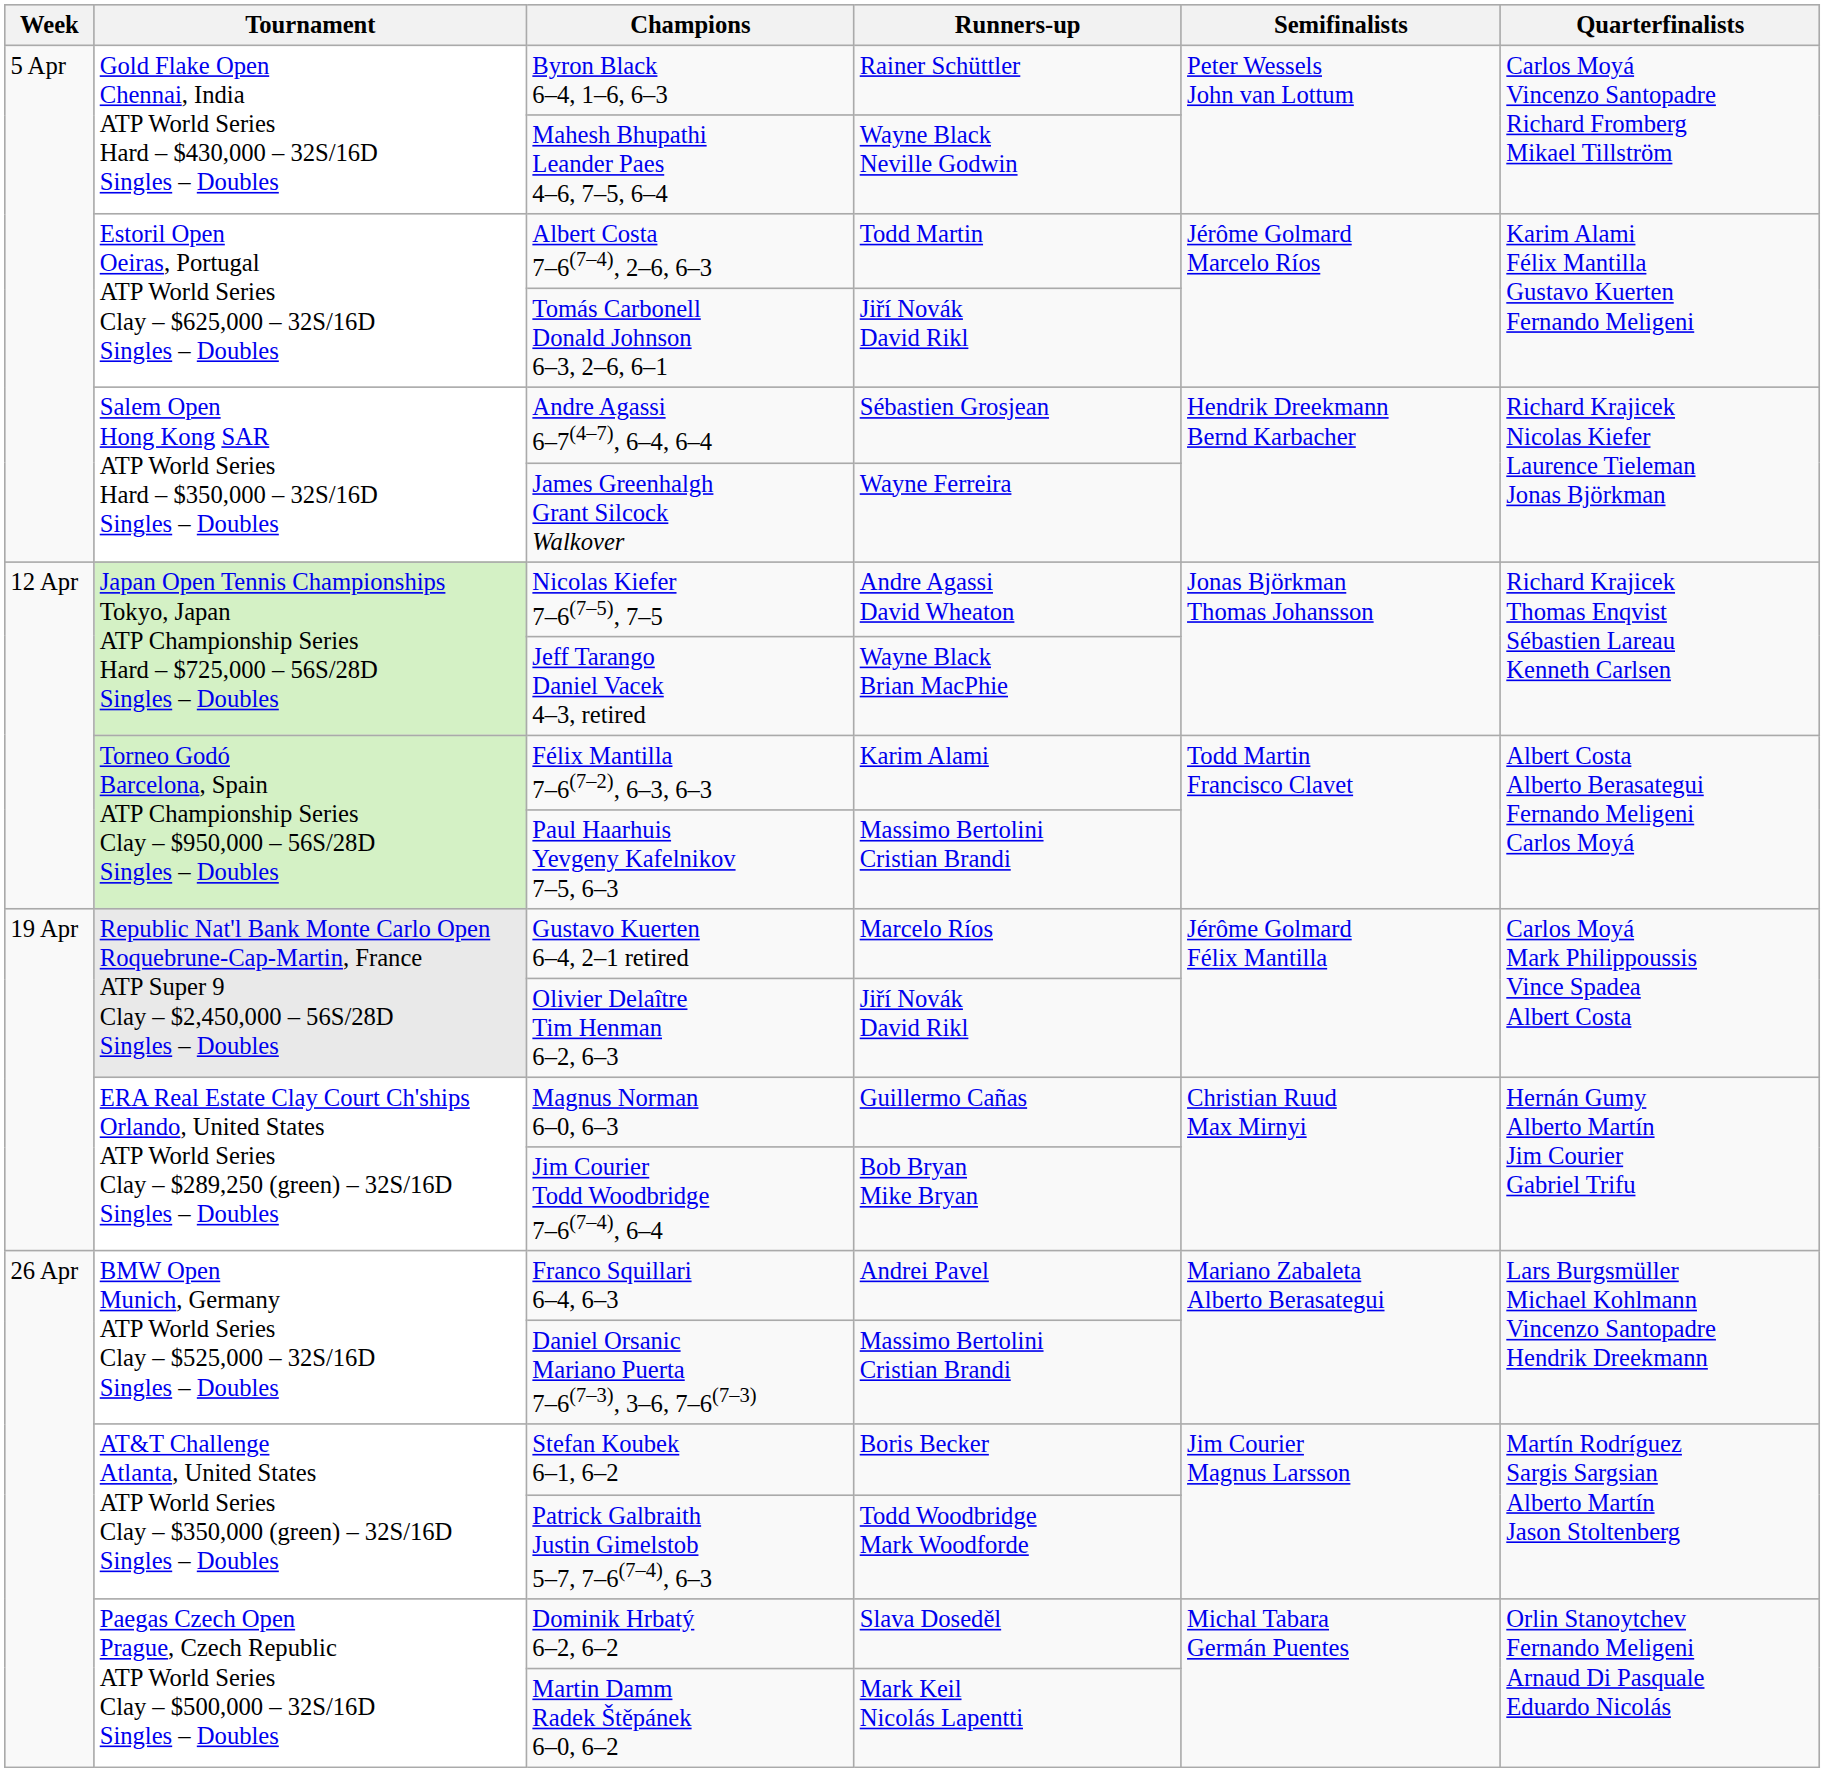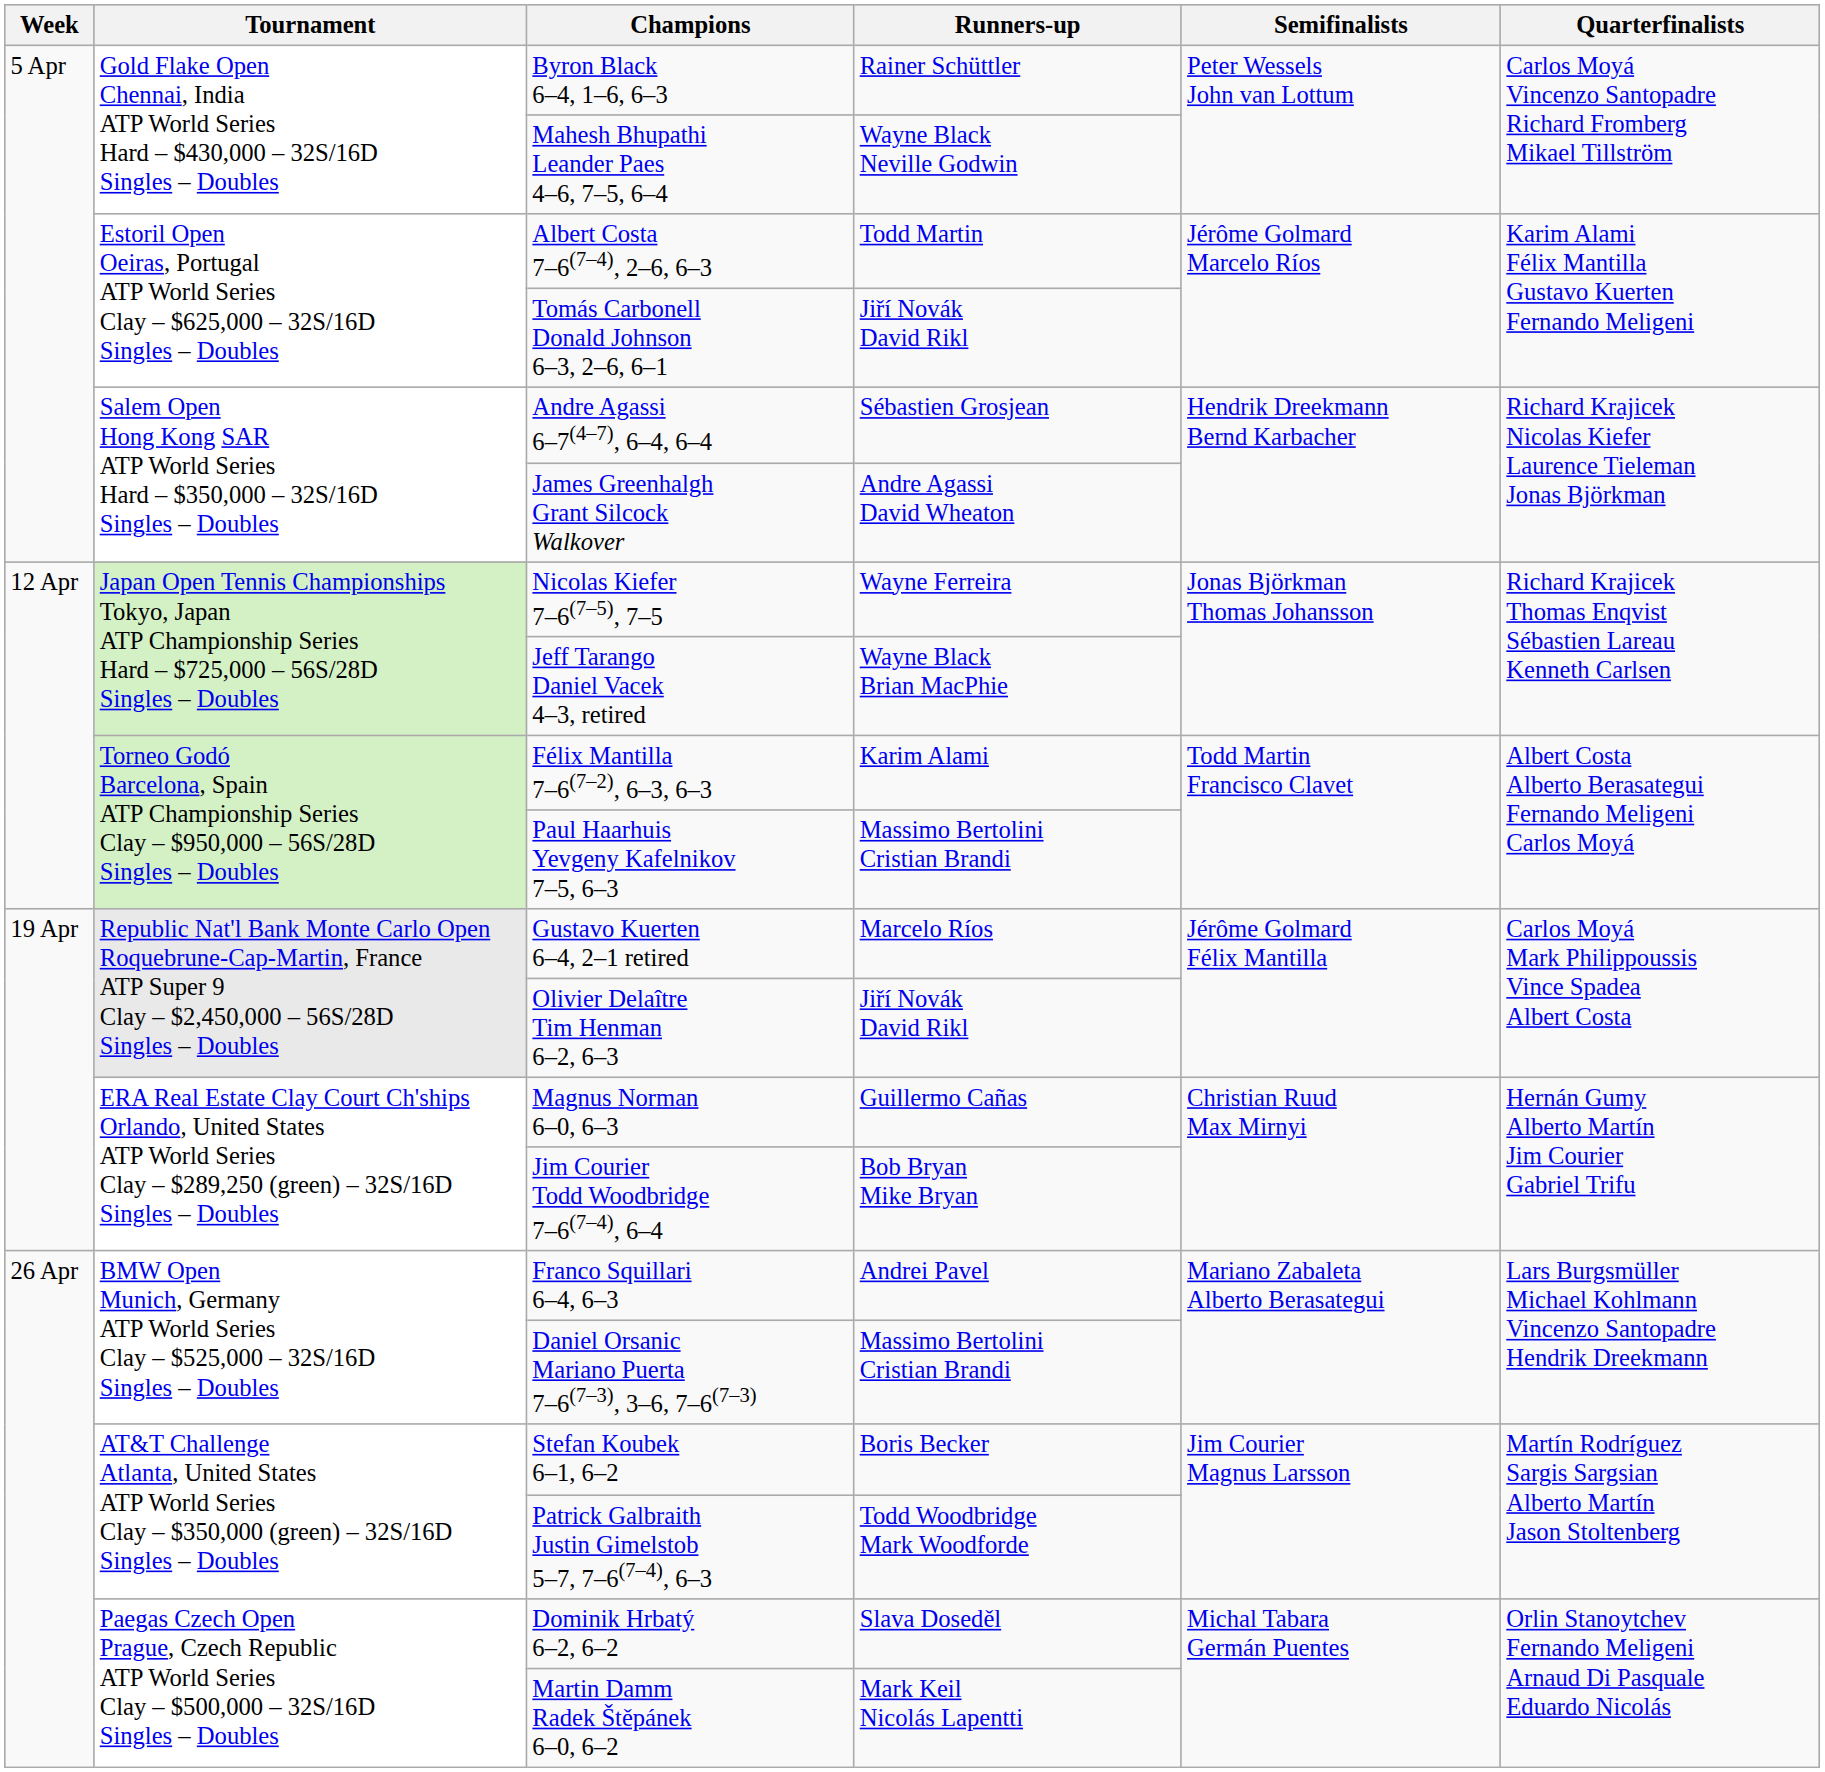(936, 482) Wayne Ferreira -> (937, 497) Andre Agassi David Wheaton
(937, 596) Andre Agassi David Wheaton -> (936, 581) Wayne Ferreira
